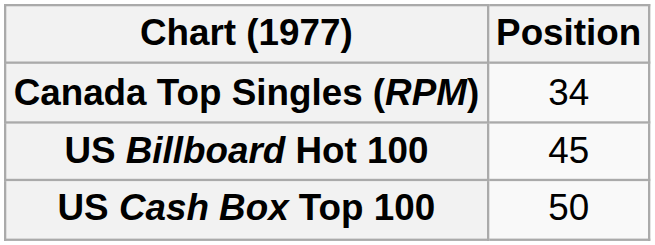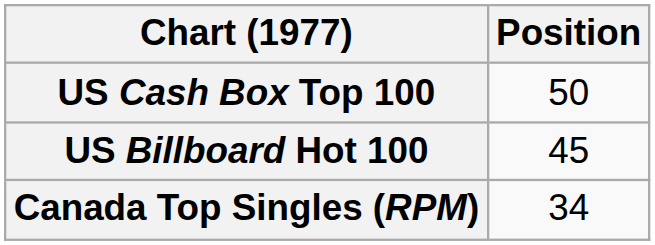rows swapped: (246, 92) <-> (246, 208)
